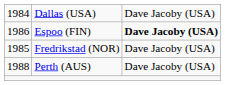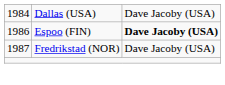(18, 48) 1985 -> (18, 48) 1987
- row: (63, 66)
